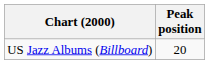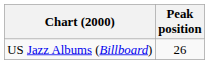(180, 49) 20 -> (180, 49) 26
